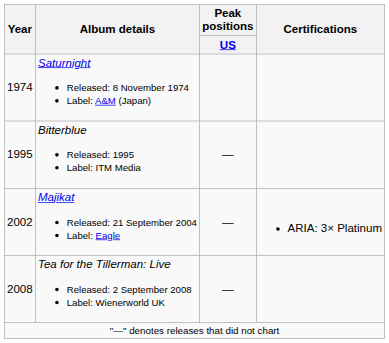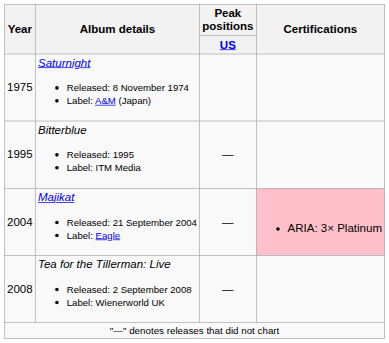(20, 87) 1974 -> (20, 87) 1975
(20, 222) 2002 -> (20, 222) 2004
(320, 228) no background -> (320, 228) pink background
